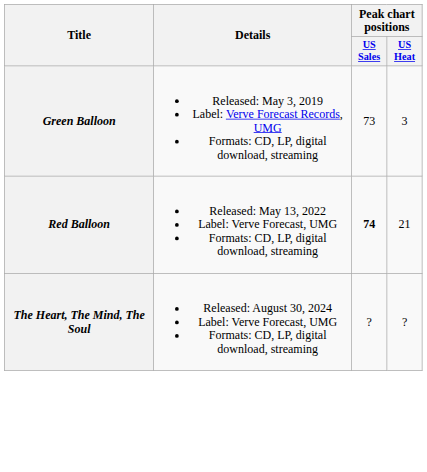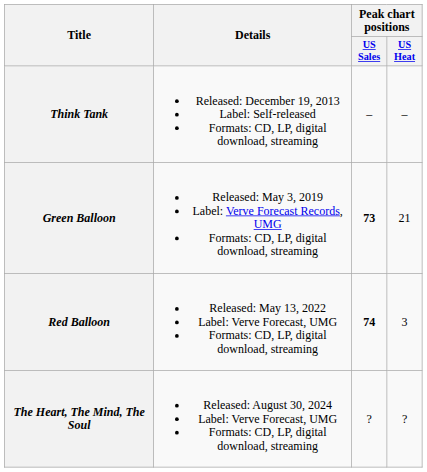+ row: (79, 114)
(369, 121) normal -> (369, 218) bold
(405, 121) 3 -> (405, 218) 21
(405, 224) 21 -> (405, 321) 3
